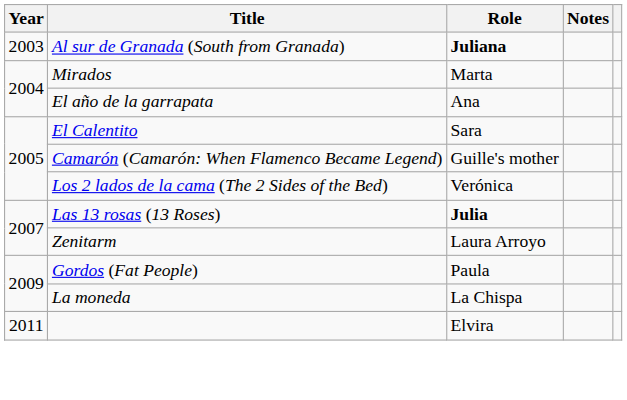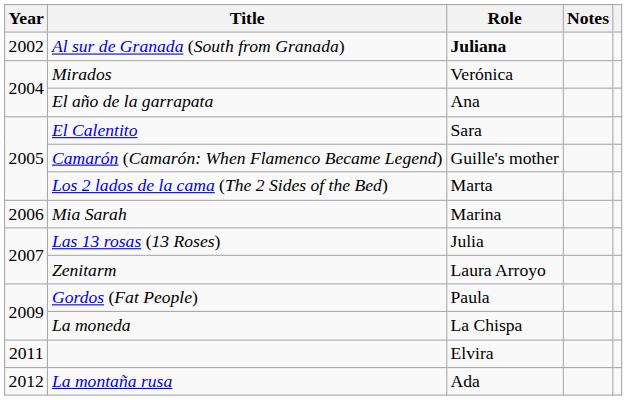(26, 46) 2003 -> (26, 46) 2002
(472, 74) Marta -> (482, 74) Verónica
(482, 185) Verónica -> (472, 185) Marta
+ row: (89, 213)
(469, 213) bold -> (467, 241) normal
+ row: (112, 381)
